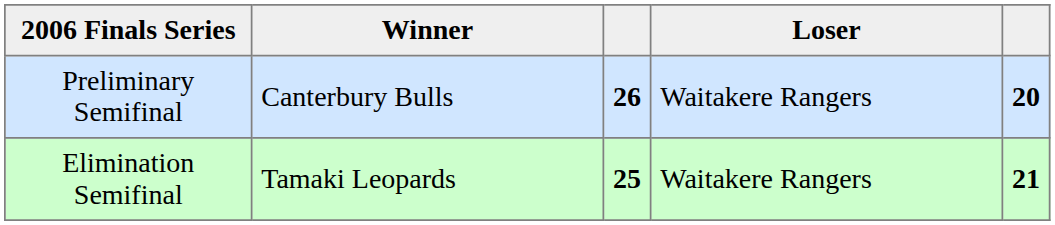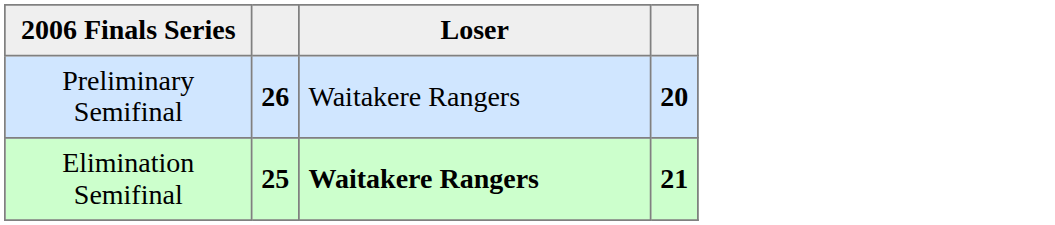- column: (428, 29)
(766, 178) normal -> (424, 178) bold
